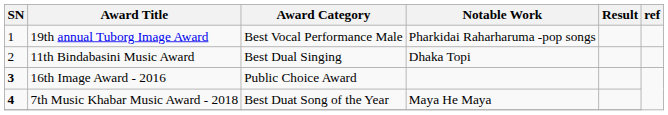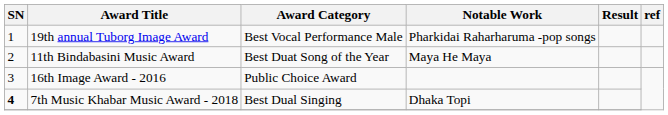(293, 57) Best Dual Singing -> (317, 57) Best Duat Song of the Year
(440, 57) Dhaka Topi -> (450, 57) Maya He Maya
(11, 78) bold -> (11, 78) normal
(317, 99) Best Duat Song of the Year -> (293, 99) Best Dual Singing
(450, 99) Maya He Maya -> (440, 99) Dhaka Topi
